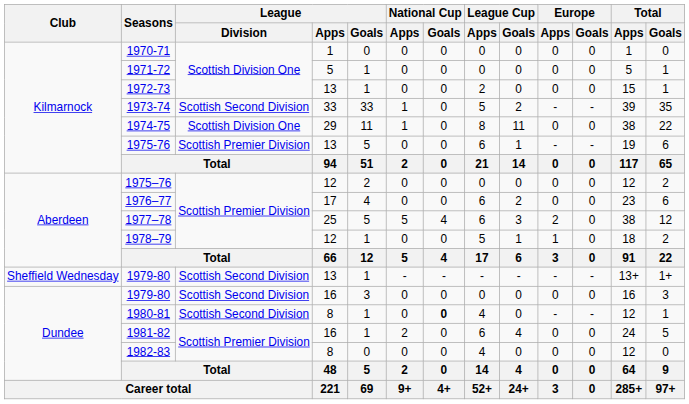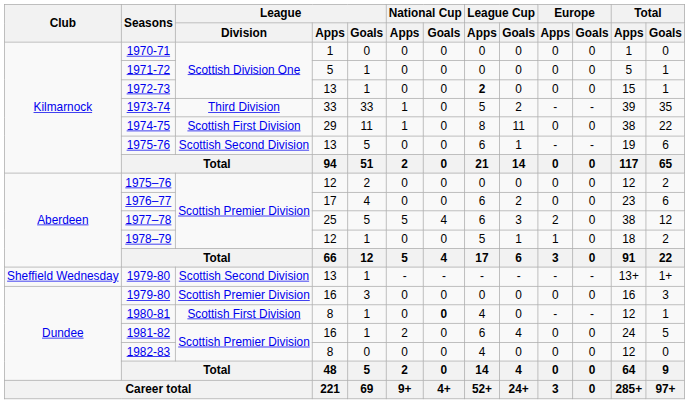(482, 88) normal -> (482, 88) bold
(244, 107) Scottish Second Division -> (244, 107) Third Division
(244, 126) Scottish Division One -> (244, 126) Scottish First Division
(244, 145) Scottish Premier Division -> (244, 145) Scottish Second Division
(244, 295) Scottish Second Division -> (244, 295) Scottish Premier Division
(244, 314) Scottish Second Division -> (244, 314) Scottish First Division
